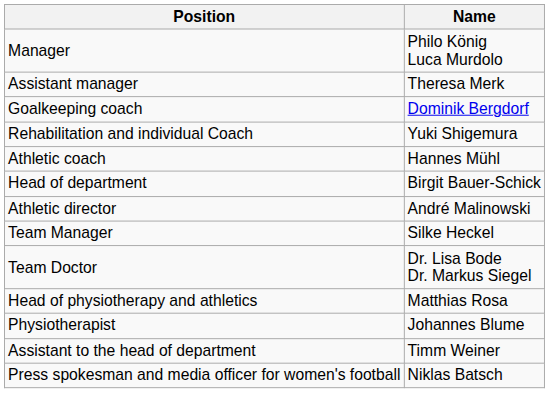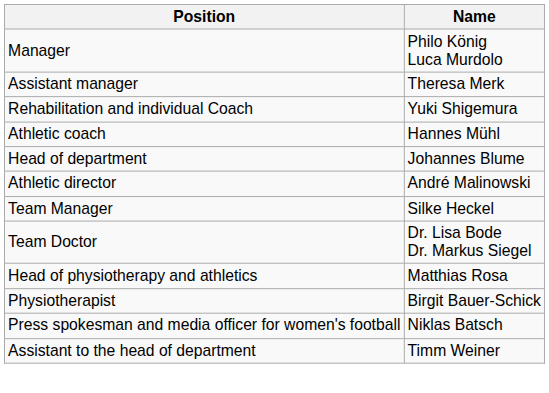- row: (75, 109)
(474, 183) Birgit Bauer-Schick -> (466, 158) Johannes Blume
(466, 325) Johannes Blume -> (474, 300) Birgit Bauer-Schick
rows swapped: (132, 350) <-> (204, 375)
